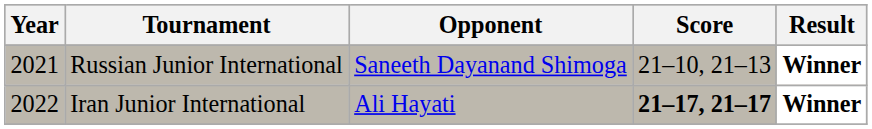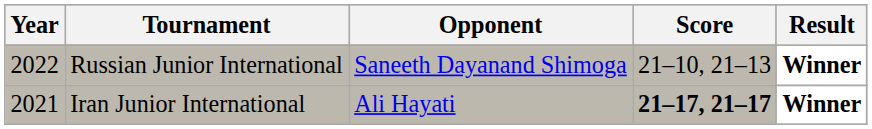(35, 64) 2021 -> (35, 64) 2022
(35, 104) 2022 -> (35, 104) 2021
